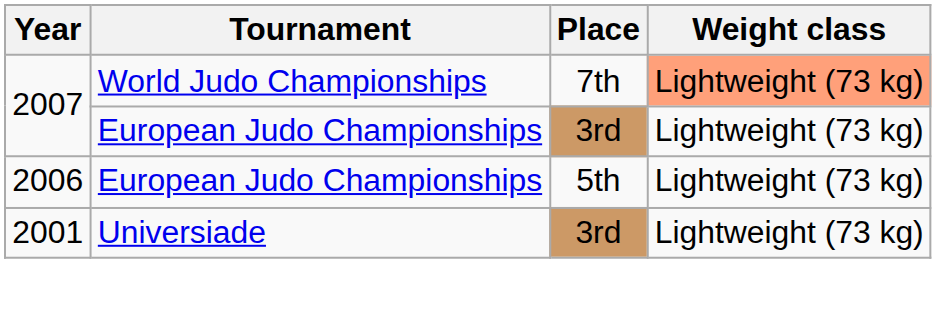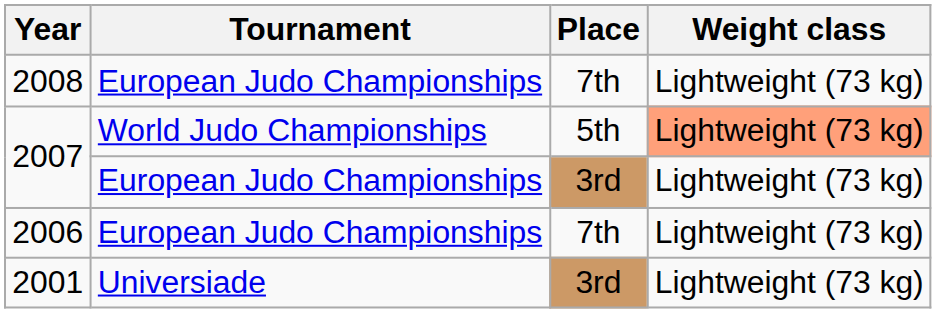+ row: (48, 80)
(598, 80) 7th -> (598, 130) 5th
(598, 181) 5th -> (598, 231) 7th
